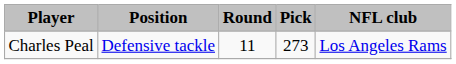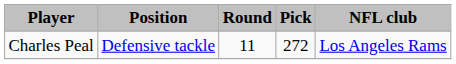(296, 44) 273 -> (296, 44) 272
